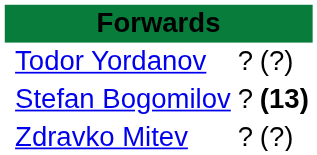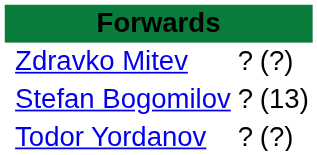rows swapped: (111, 61) <-> (101, 136)
(284, 98) bold -> (284, 98) normal
